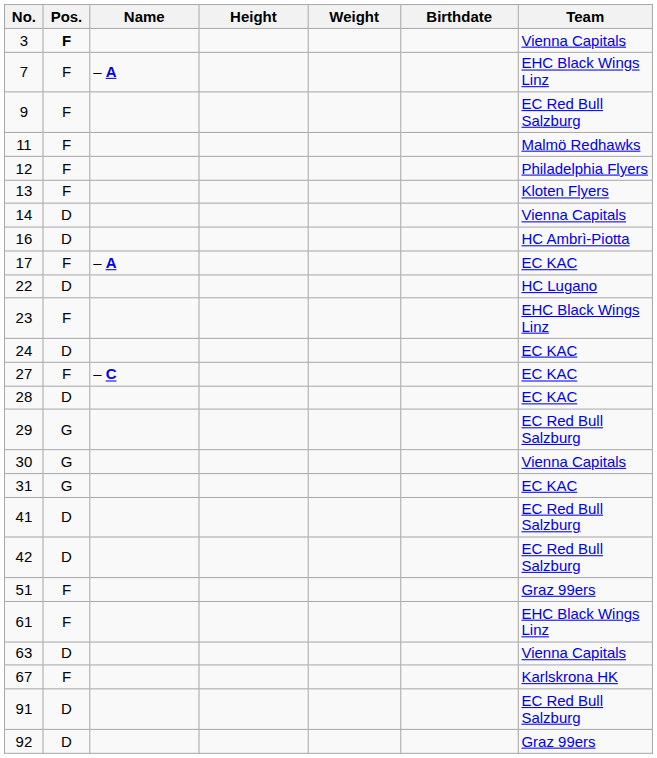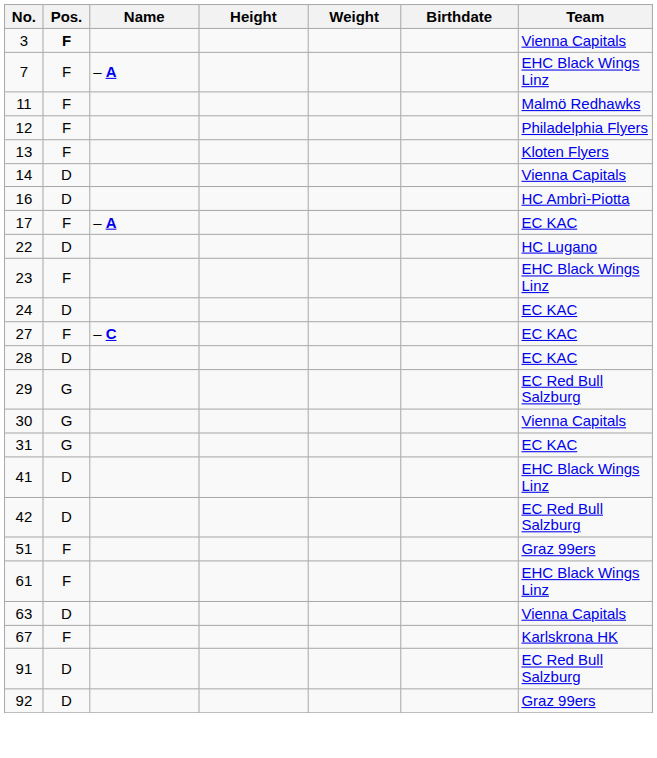- row: (24, 113)
(562, 518) EC Red Bull Salzburg -> (581, 477) EHC Black Wings Linz
